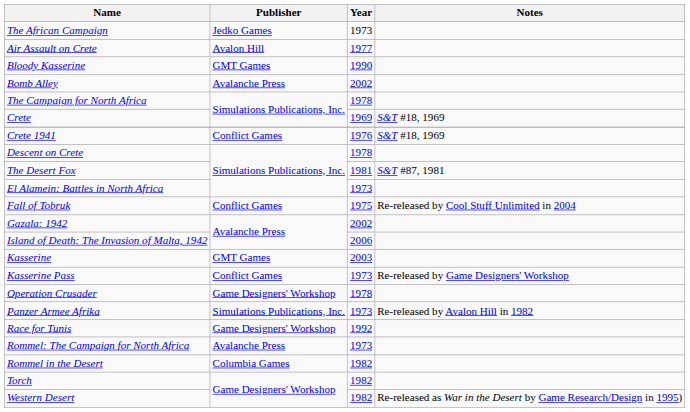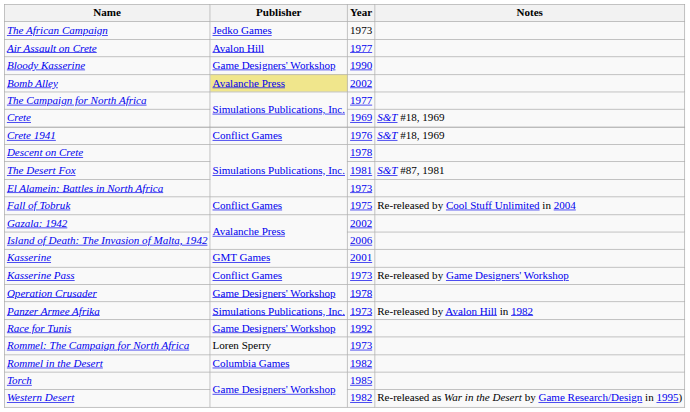(241, 65) GMT Games -> (274, 65) Game Designers' Workshop
(249, 83) no background -> (249, 83) khaki background
(361, 100) 1978 -> (361, 100) 1977
(361, 258) 2003 -> (361, 258) 2001
(249, 345) Avalanche Press -> (242, 345) Loren Sperry
(361, 380) 1982 -> (361, 380) 1985
